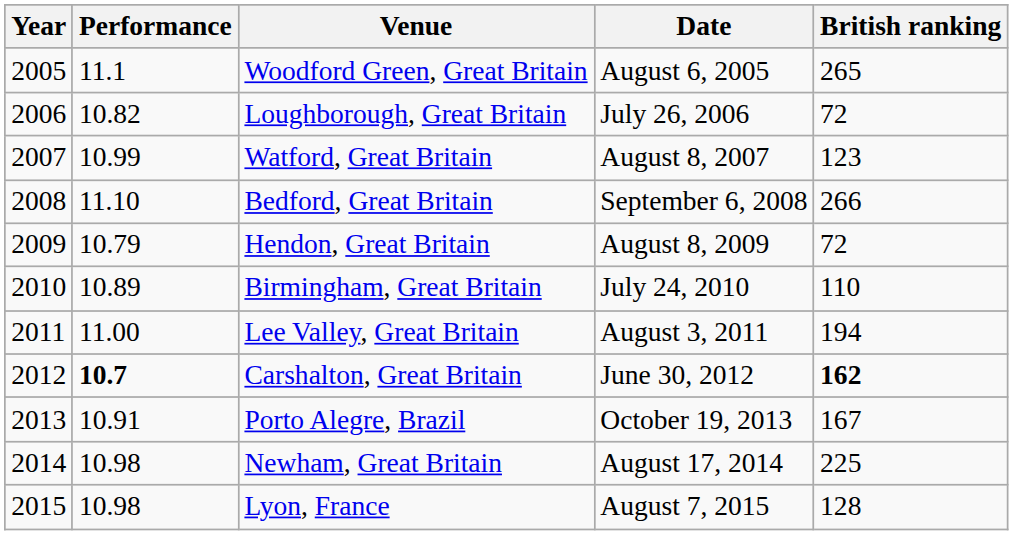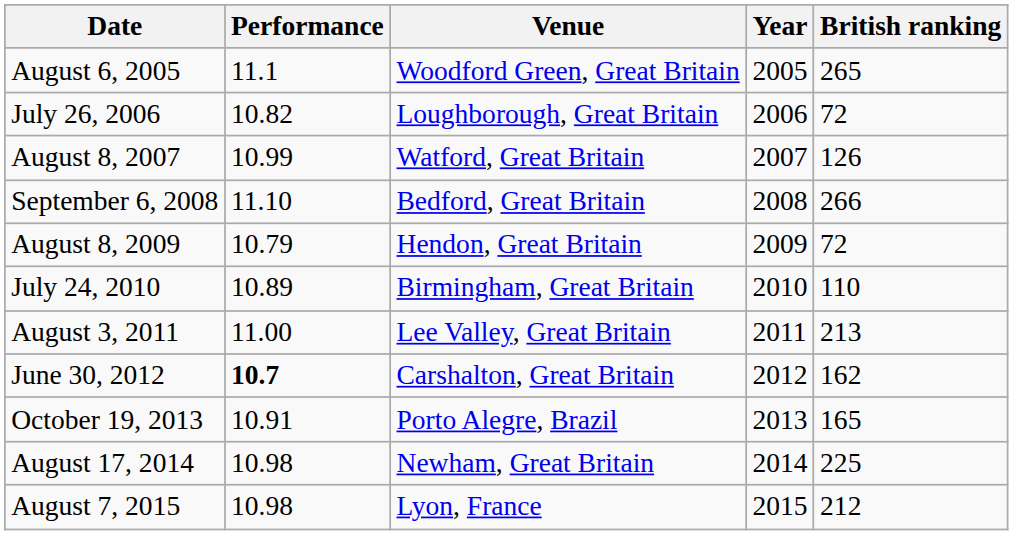columns swapped: (39, 26) <-> (704, 26)
(841, 157) 123 -> (841, 157) 126
(841, 331) 194 -> (841, 331) 213
(841, 375) bold -> (841, 375) normal
(841, 419) 167 -> (841, 419) 165
(841, 506) 128 -> (841, 506) 212
